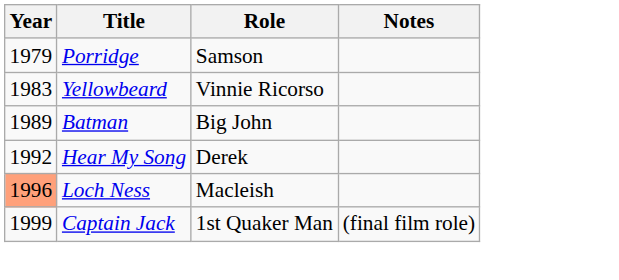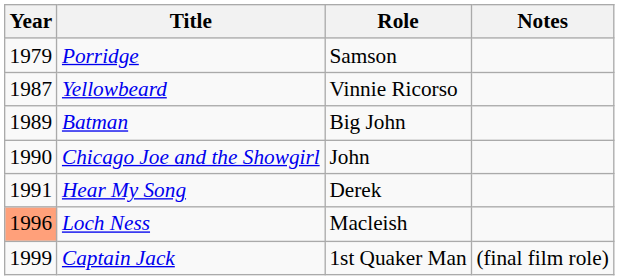(31, 88) 1983 -> (31, 88) 1987
+ row: (191, 156)
(31, 156) 1992 -> (31, 190) 1991
